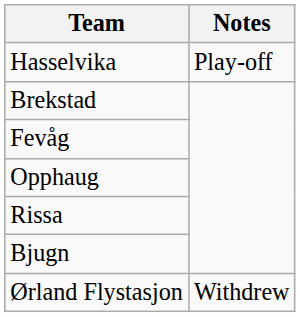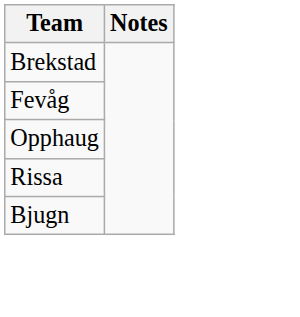- row: (63, 61)
- row: (97, 291)
